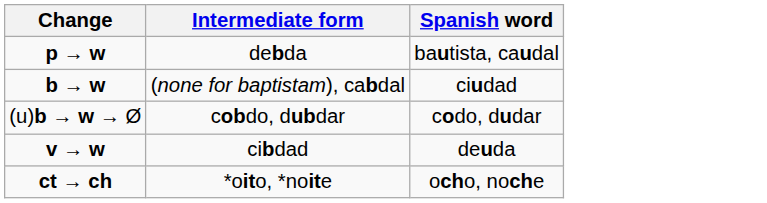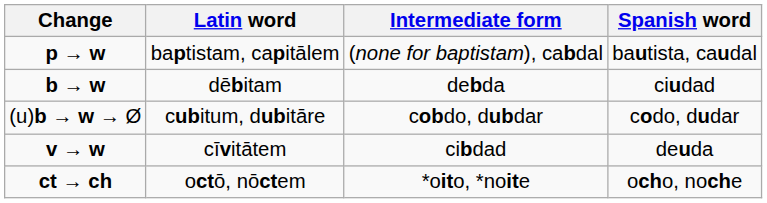+ column: (245, 20)
(278, 52) debda -> (476, 52) (none for baptistam), cabdal
(278, 85) (none for baptistam), cabdal -> (476, 85) debda
